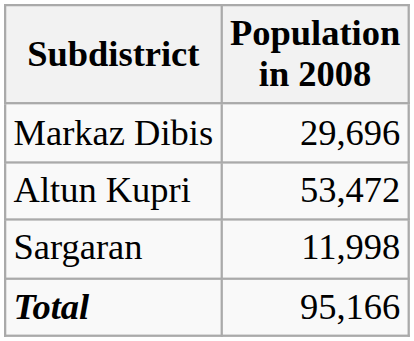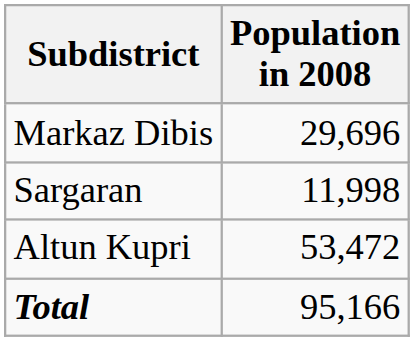rows swapped: (102, 190) <-> (78, 248)
